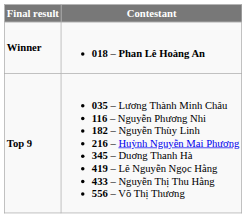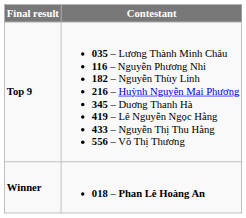rows swapped: (24, 47) <-> (19, 143)
